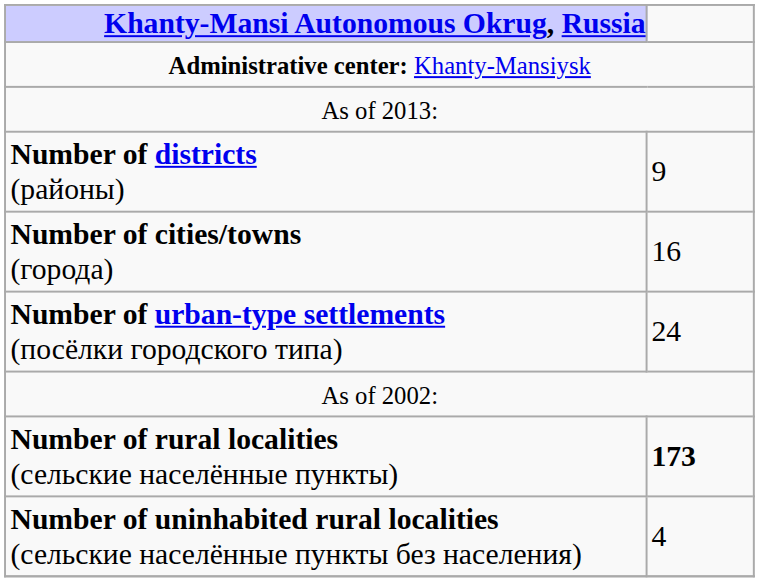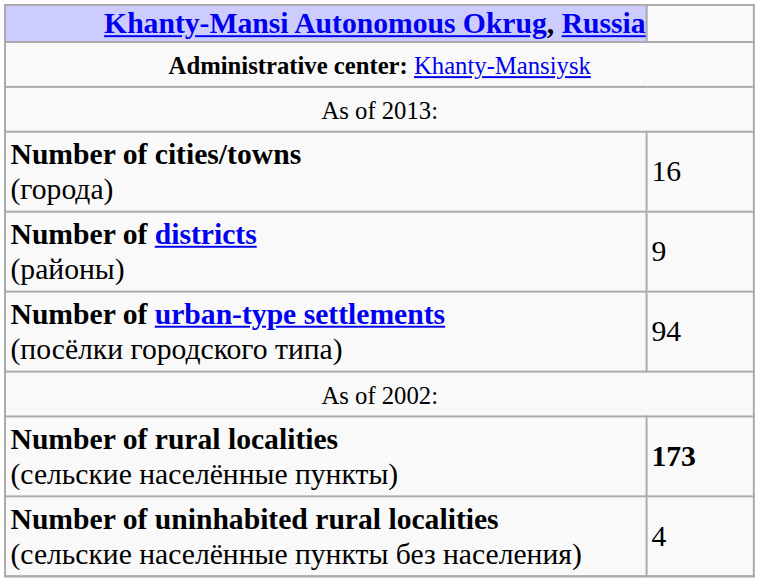rows swapped: (134, 171) <-> (156, 251)
(666, 331) 24 -> (666, 331) 94
